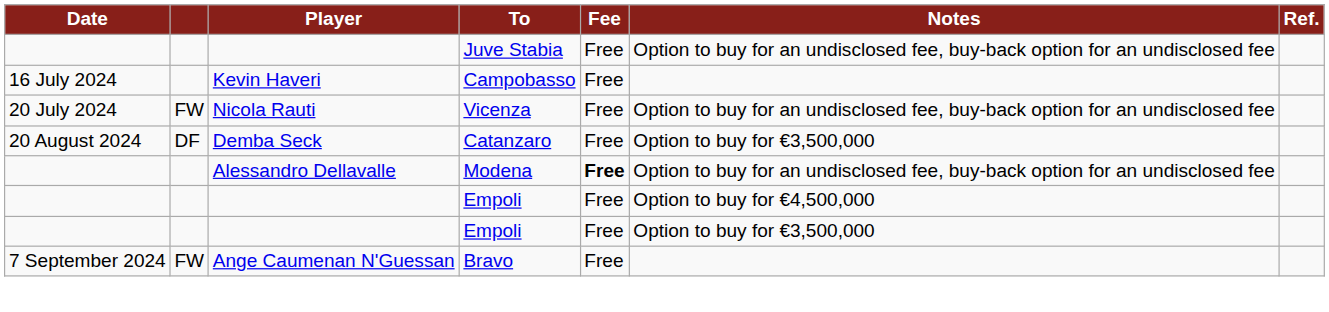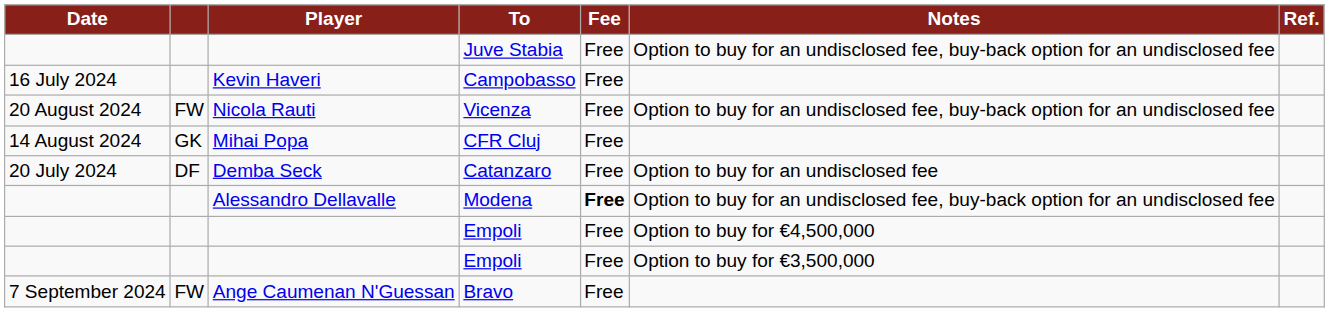(63, 110) 20 July 2024 -> (75, 110) 20 August 2024
+ row: (260, 140)
(75, 140) 20 August 2024 -> (63, 170) 20 July 2024
(754, 140) Option to buy for €3,500,000 -> (786, 170) Option to buy for an undisclosed fee
